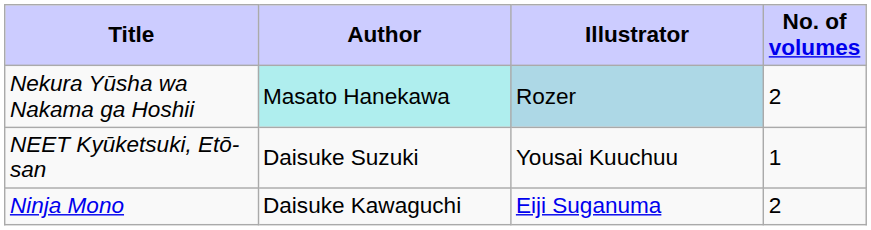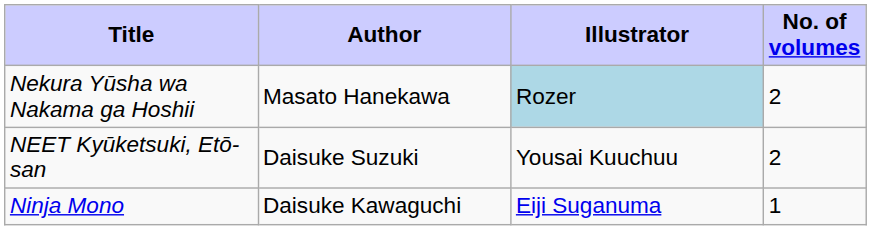(356, 96) paleturquoise background -> (356, 96) no background
(775, 157) 1 -> (775, 157) 2
(775, 205) 2 -> (775, 205) 1
